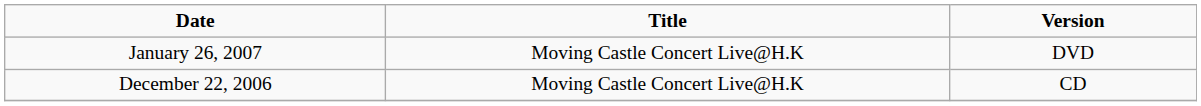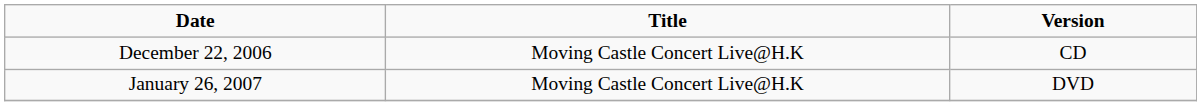rows swapped: (195, 85) <-> (195, 52)
